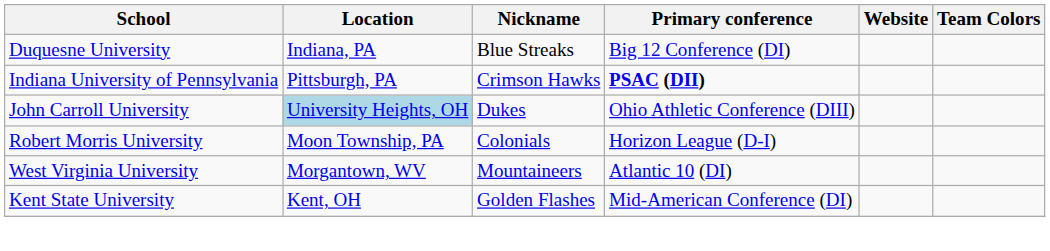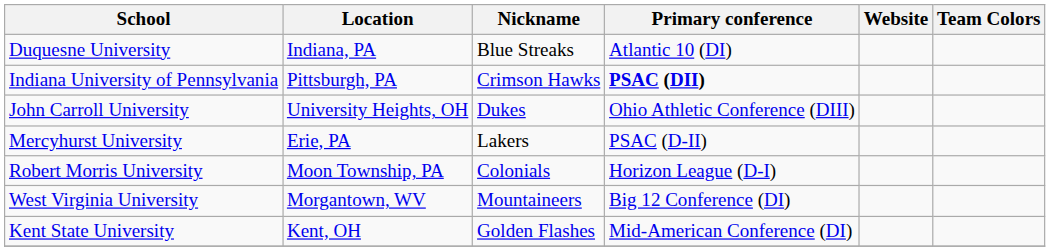(700, 49) Big 12 Conference (DI) -> (670, 49) Atlantic 10 (DI)
(378, 110) lightblue background -> (378, 110) no background
+ row: (95, 140)
(670, 170) Atlantic 10 (DI) -> (700, 200) Big 12 Conference (DI)
